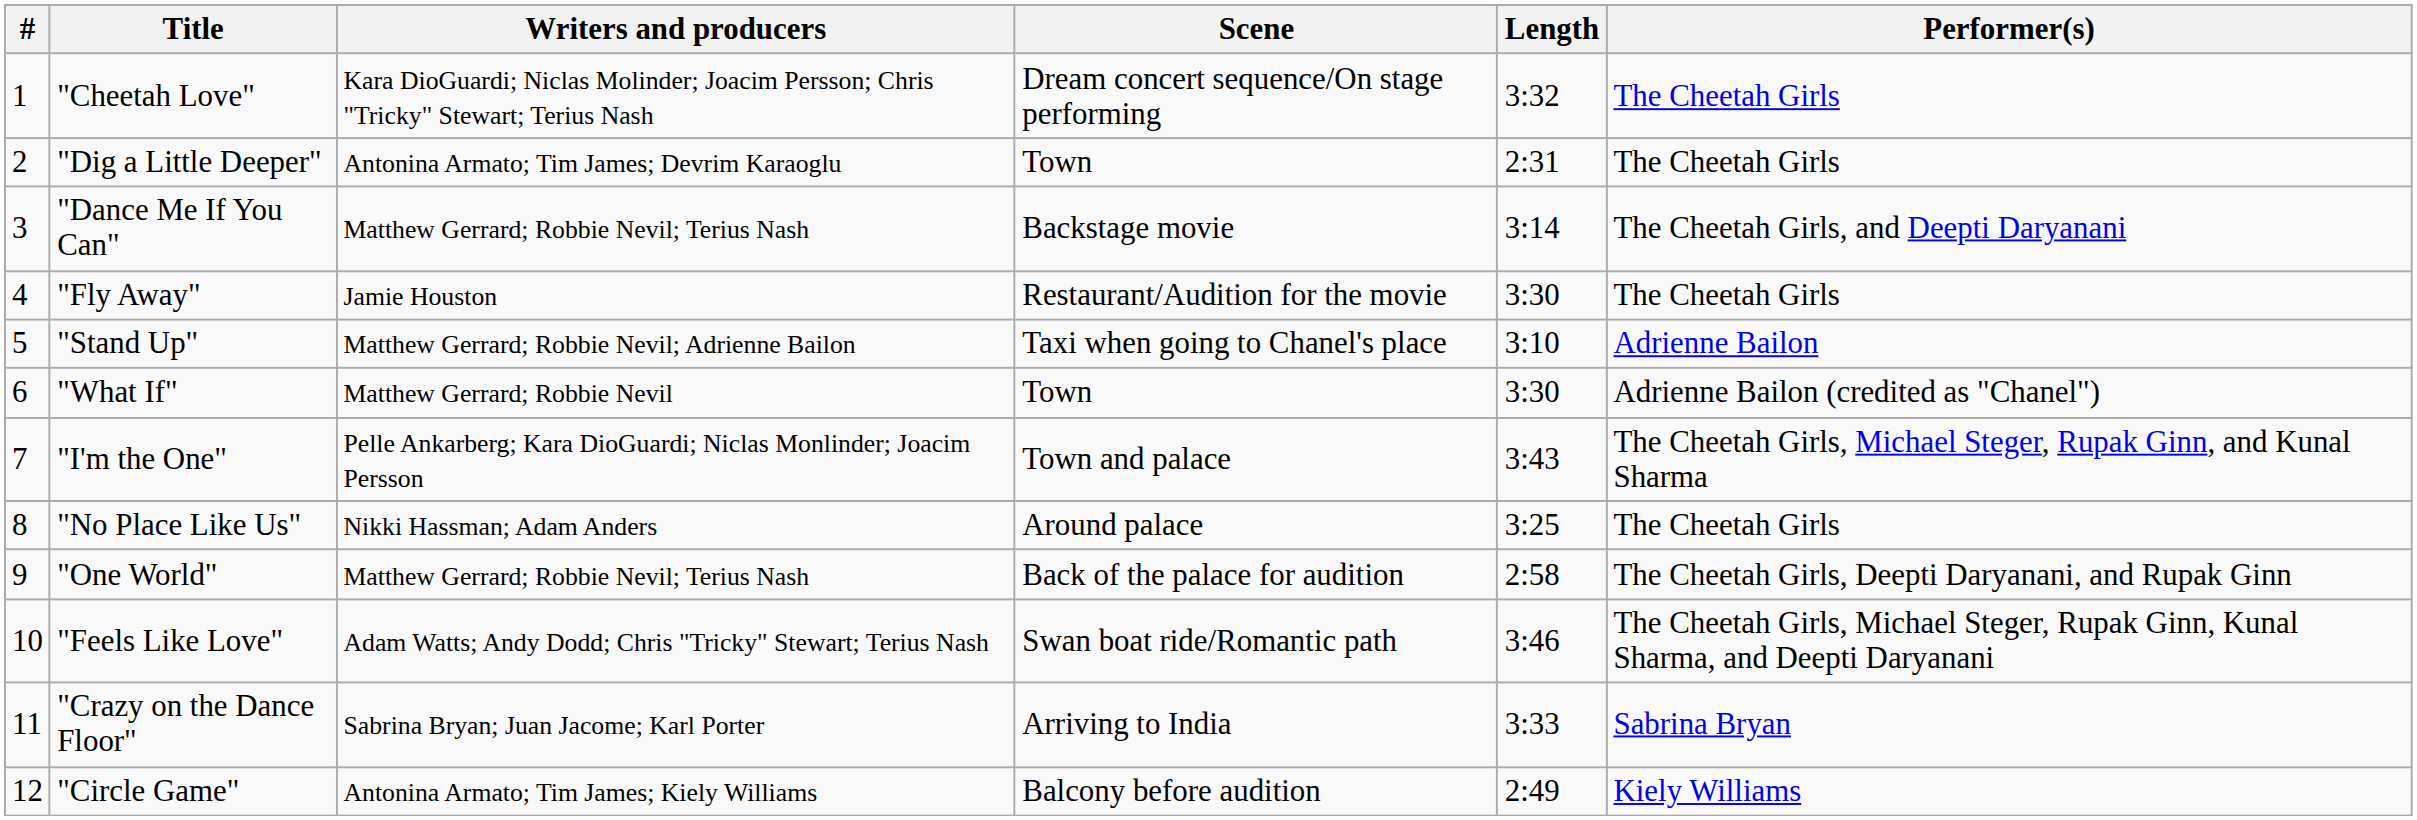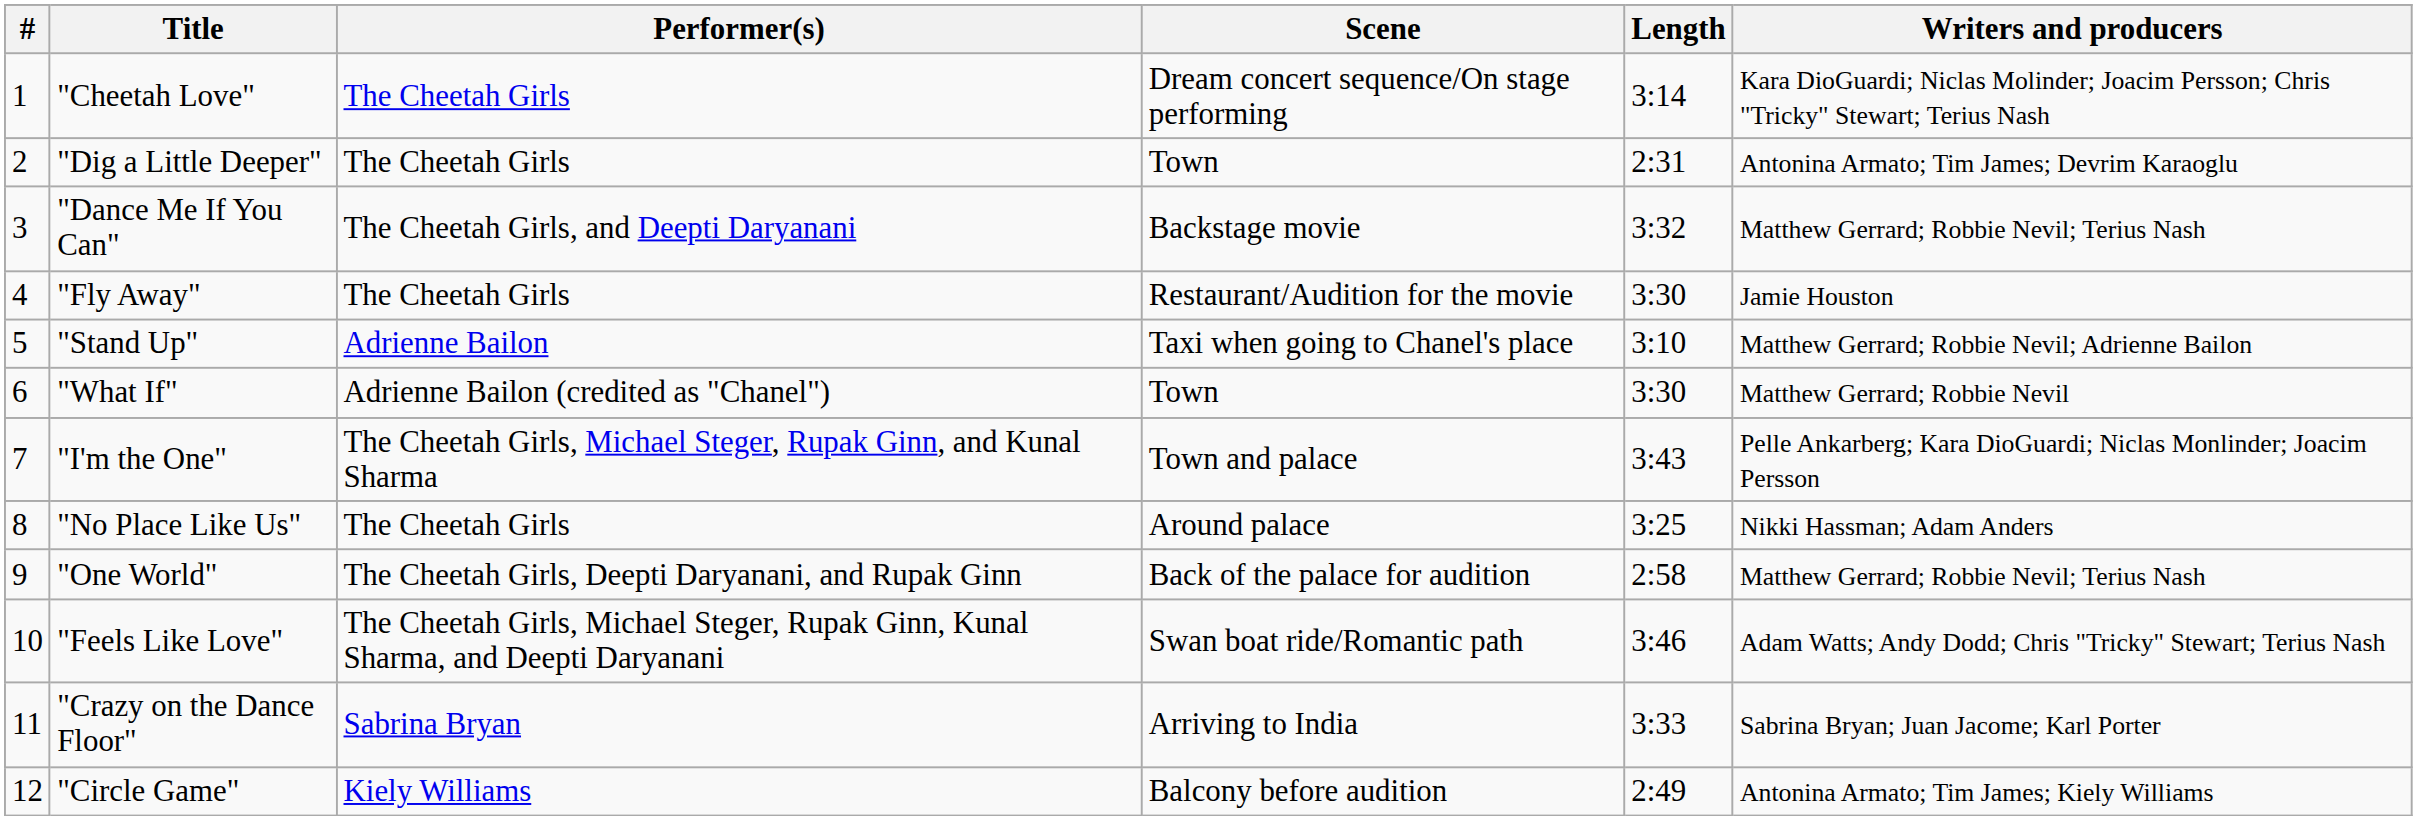columns swapped: (2009, 28) <-> (676, 28)
(1532, 95) 3:32 -> (1659, 95) 3:14
(1532, 228) 3:14 -> (1659, 228) 3:32
